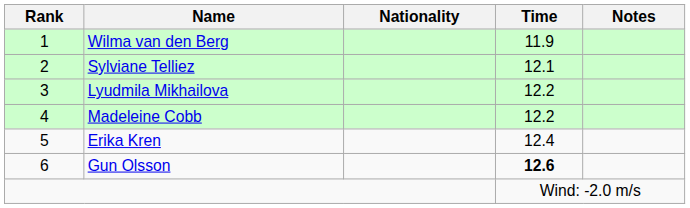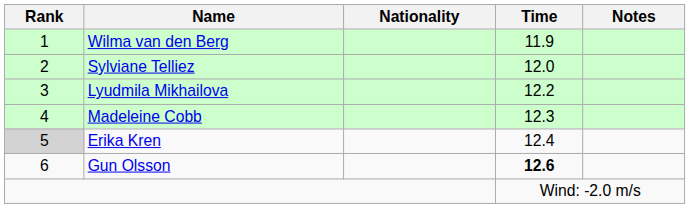(539, 66) 12.1 -> (539, 66) 12.0
(539, 116) 12.2 -> (539, 116) 12.3
(44, 141) no background -> (44, 141) lightgrey background
